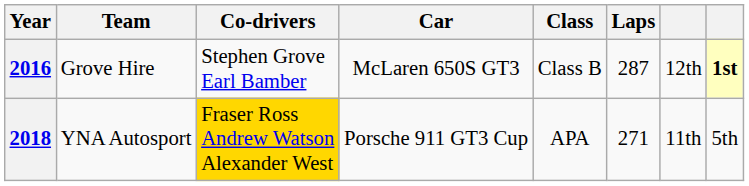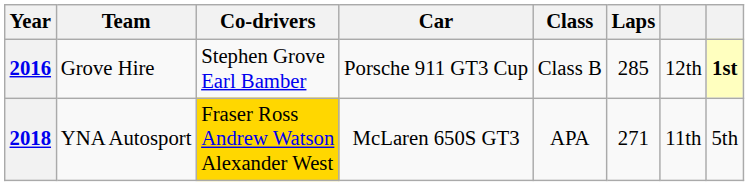(436, 68) McLaren 650S GT3 -> (436, 68) Porsche 911 GT3 Cup
(633, 68) 287 -> (633, 68) 285
(436, 139) Porsche 911 GT3 Cup -> (436, 139) McLaren 650S GT3
